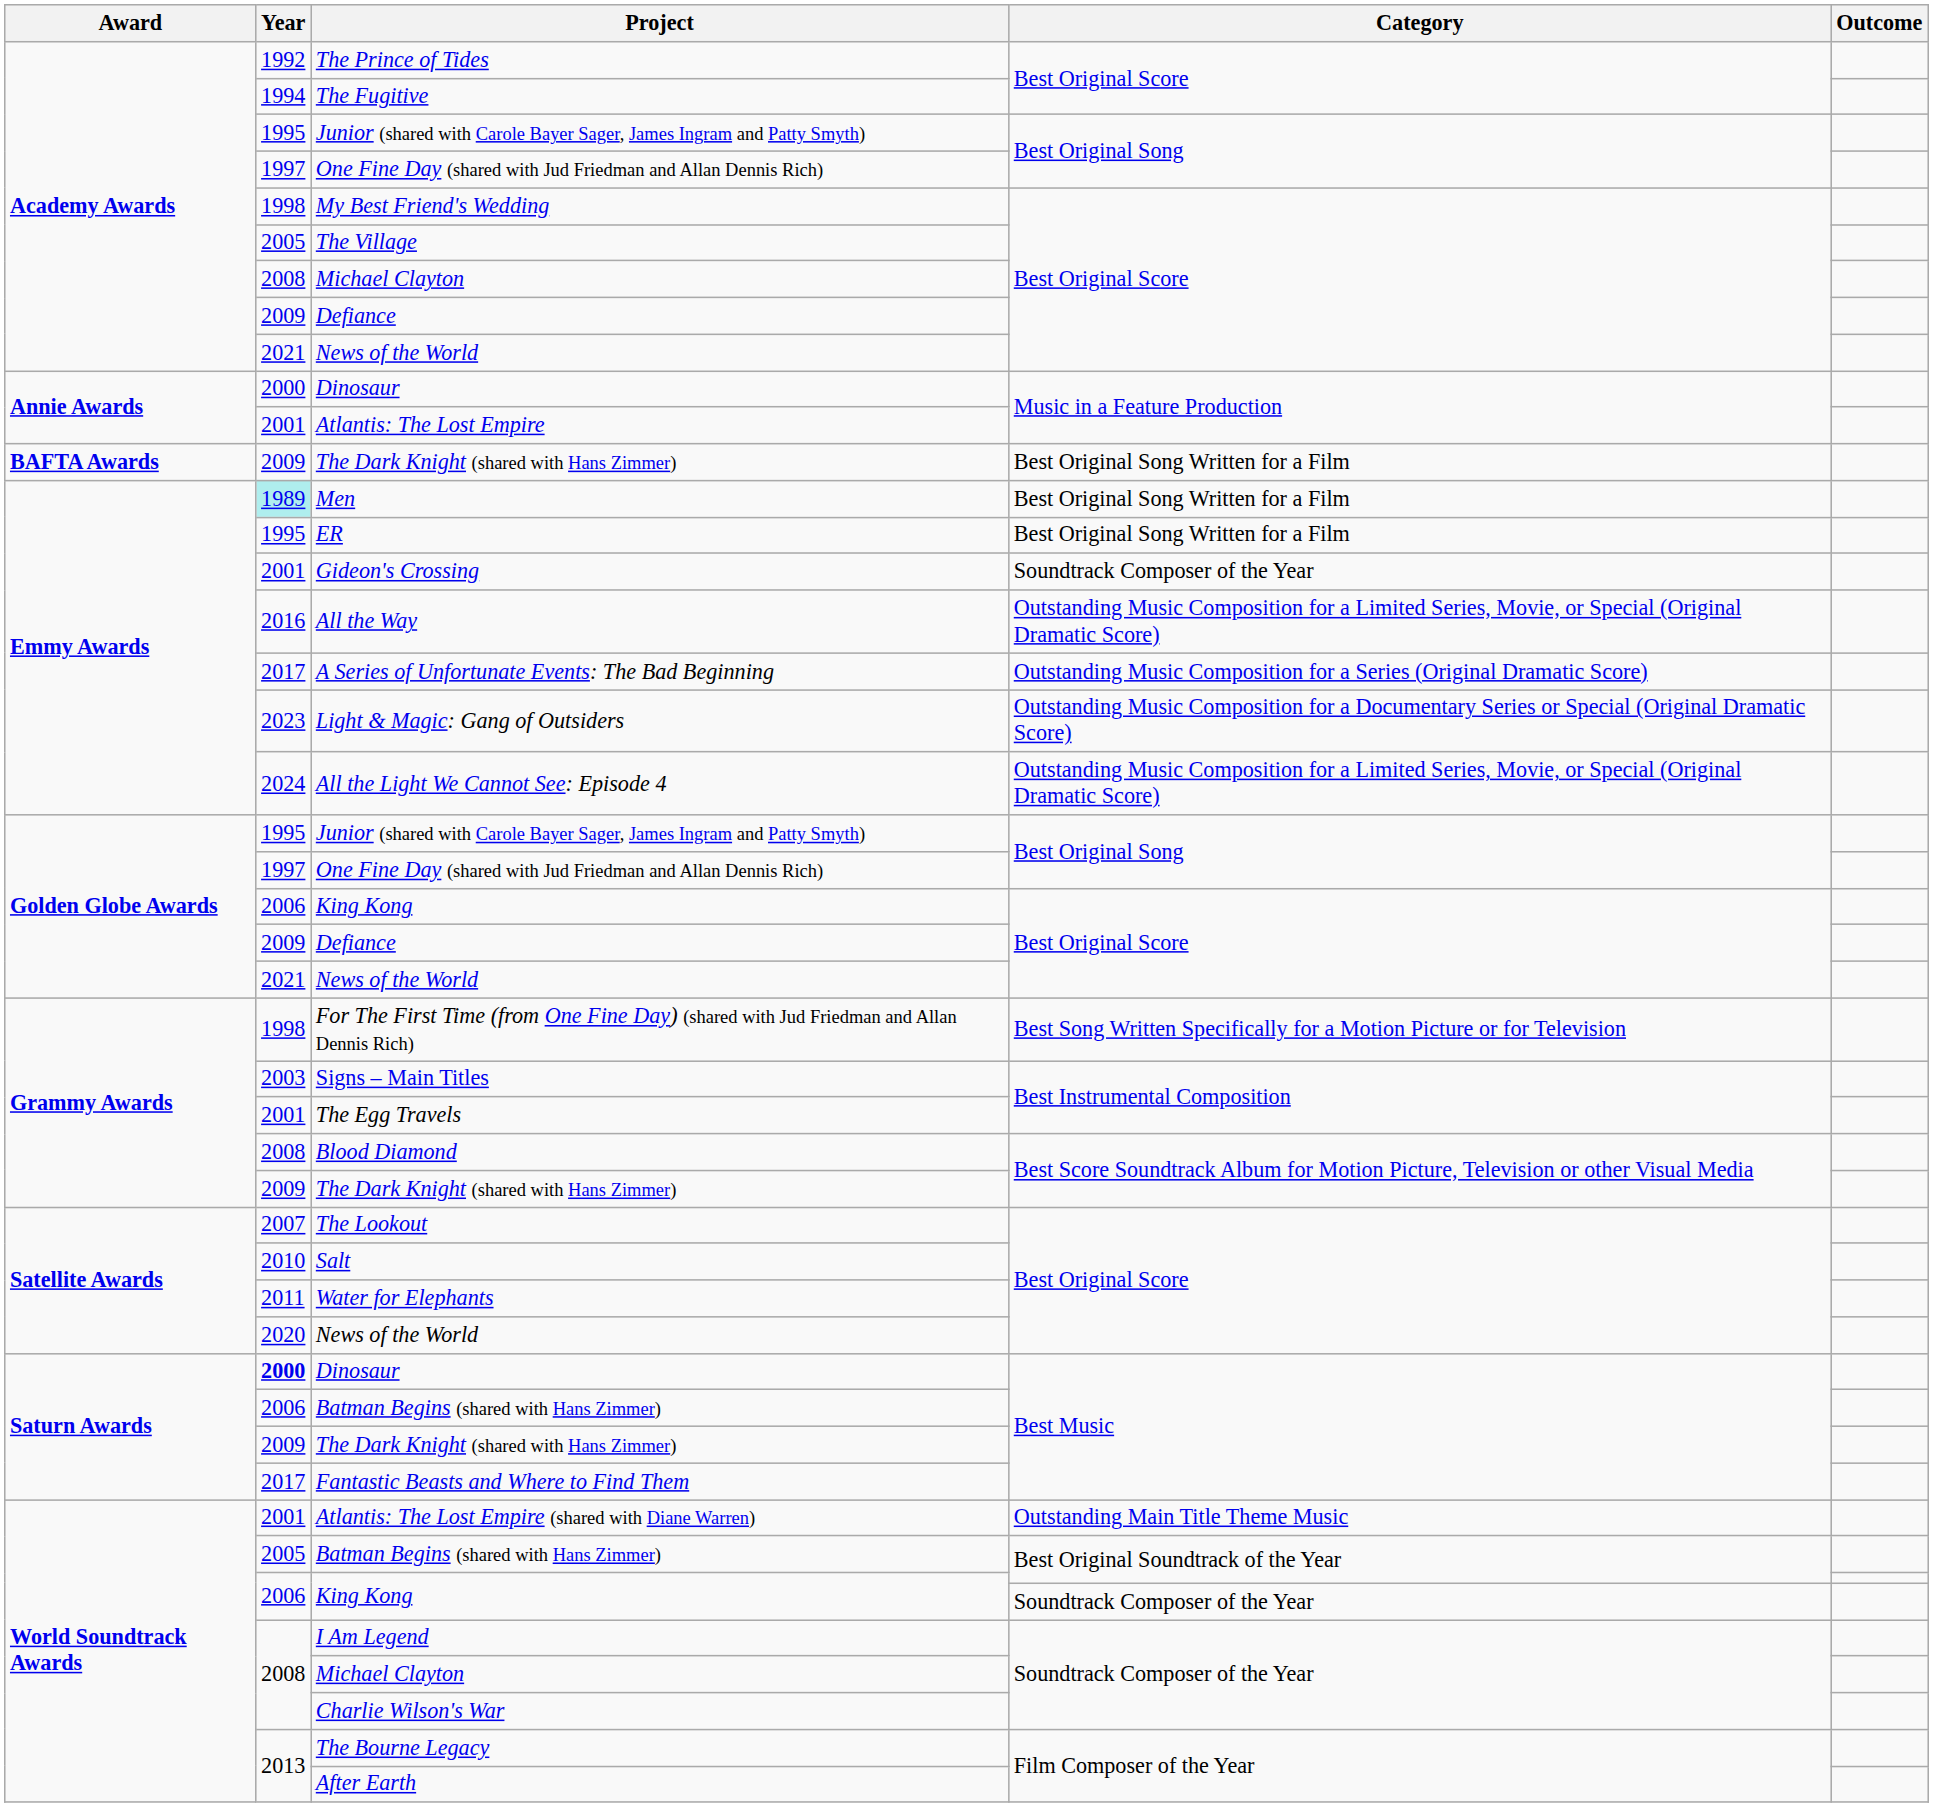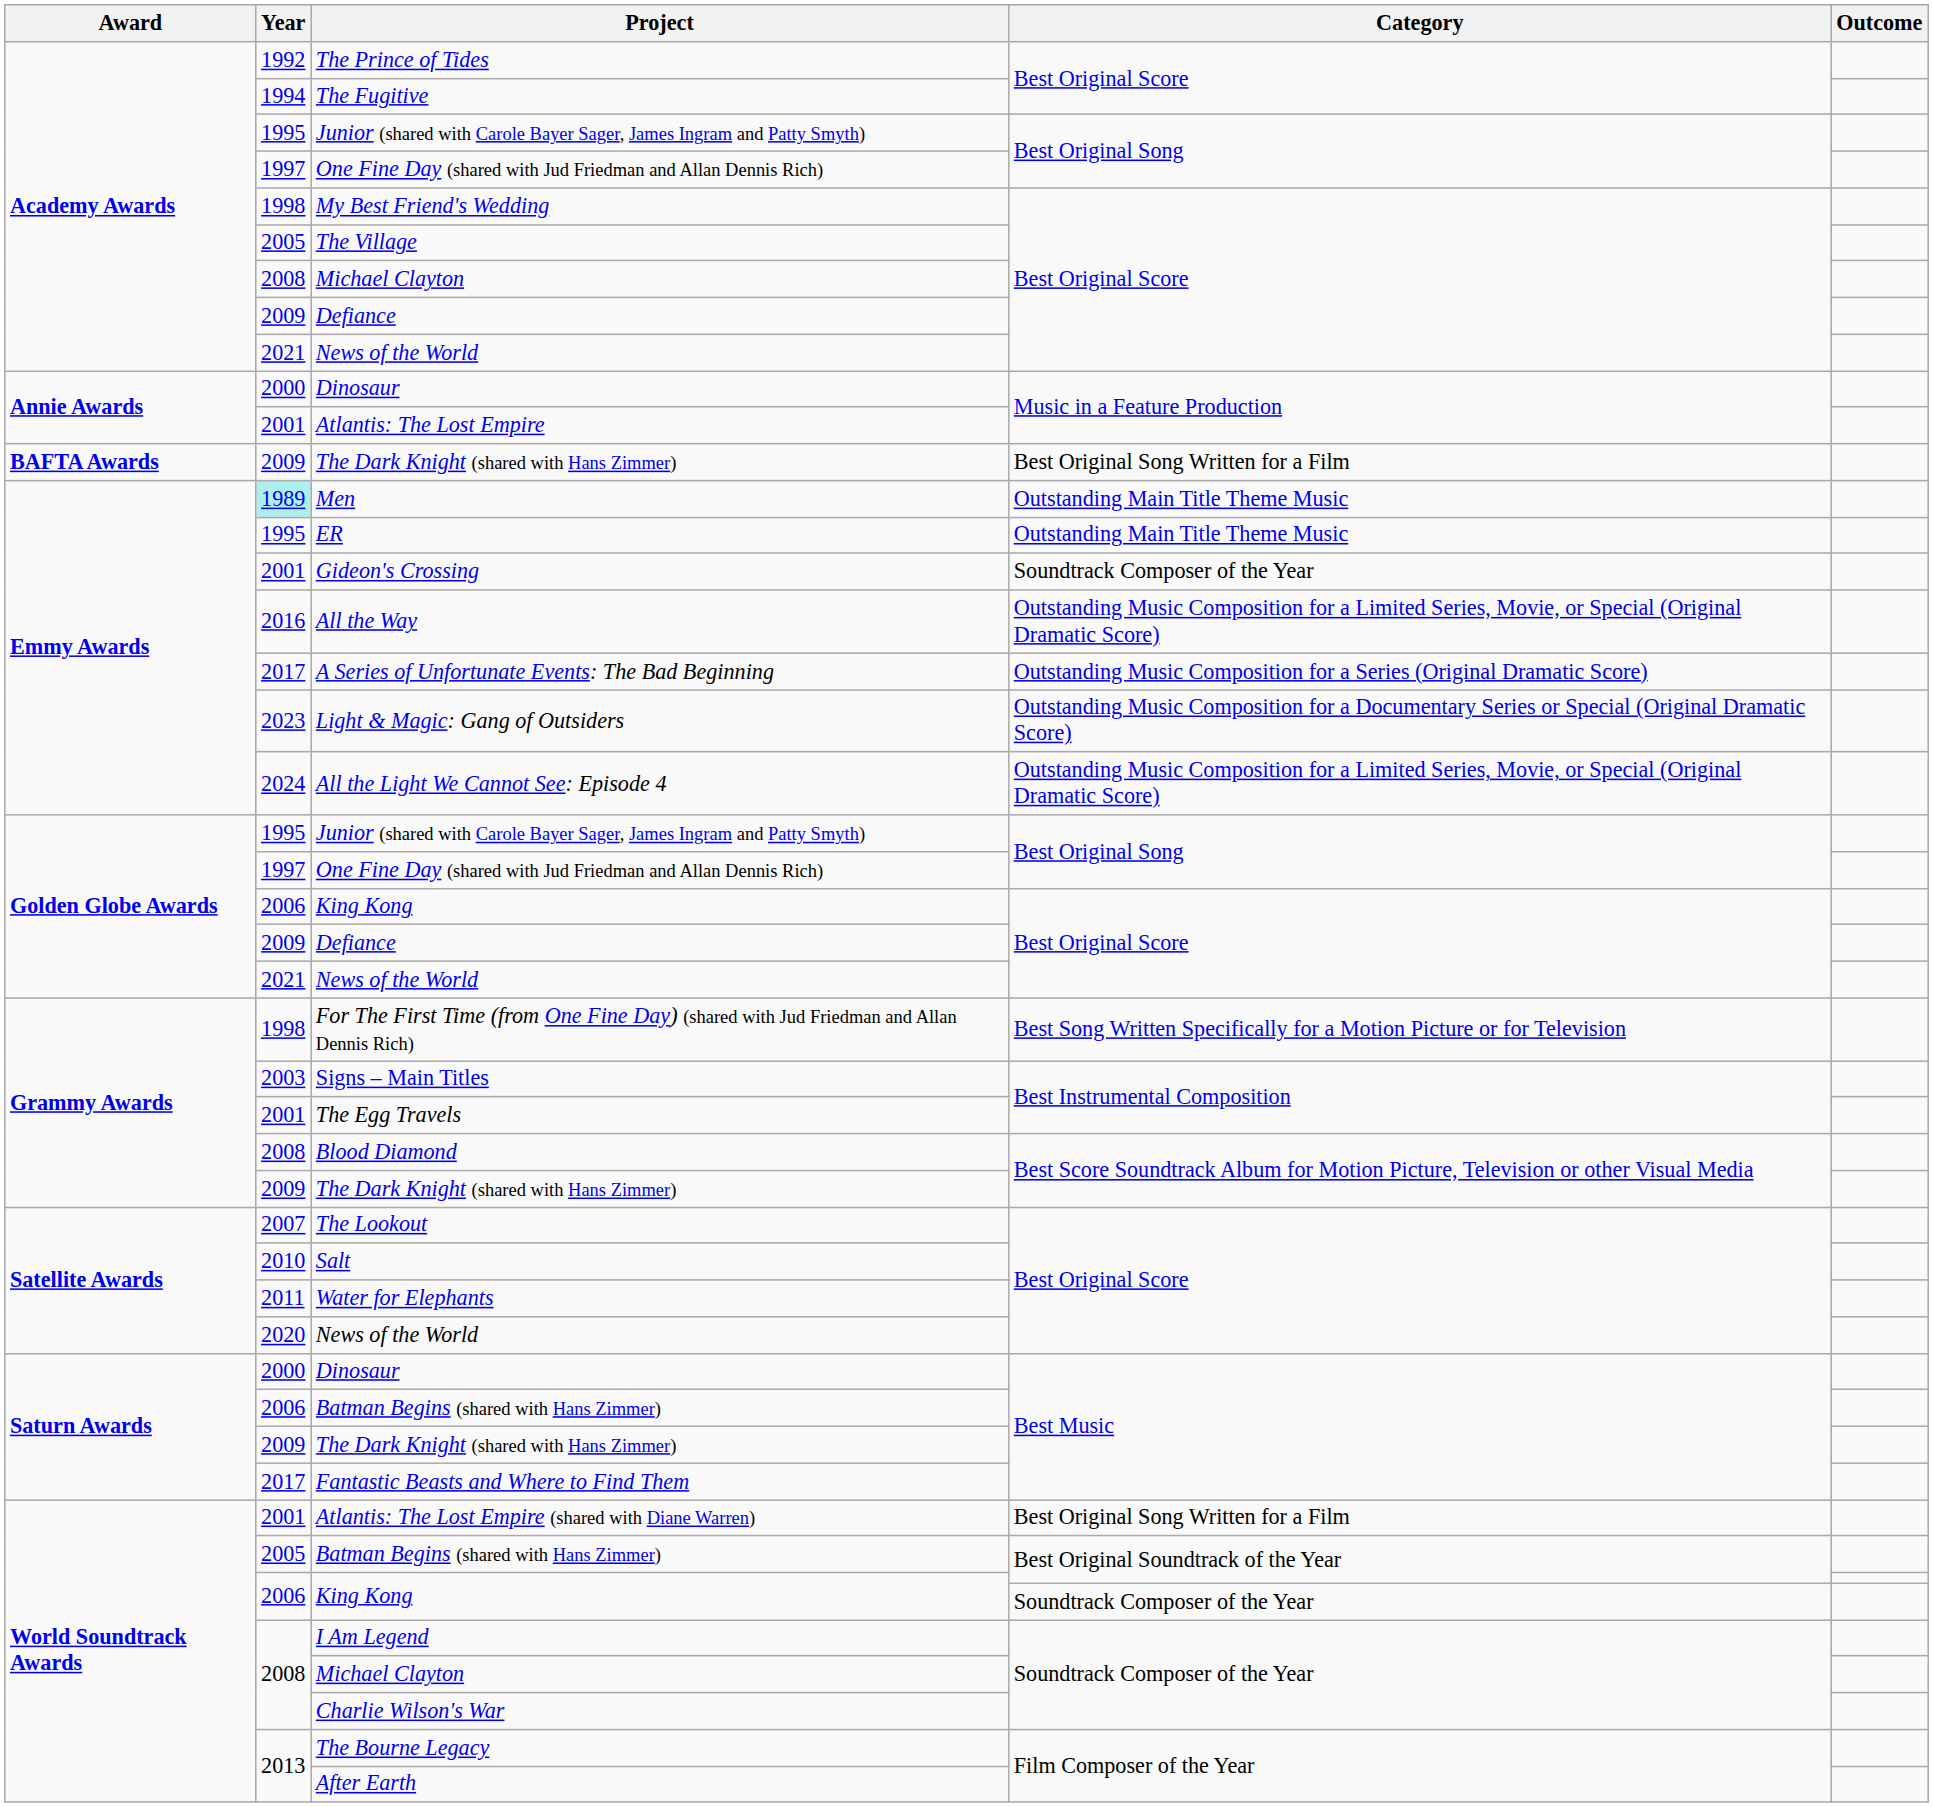(1182, 498) Best Original Song Written for a Film -> (1181, 498) Outstanding Main Title Theme Music
(1182, 535) Best Original Song Written for a Film -> (1181, 535) Outstanding Main Title Theme Music
(283, 1371) bold -> (283, 1371) normal
(1181, 1517) Outstanding Main Title Theme Music -> (1182, 1517) Best Original Song Written for a Film
